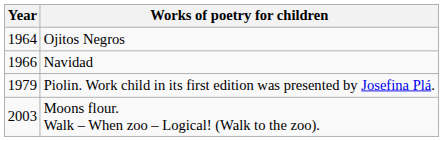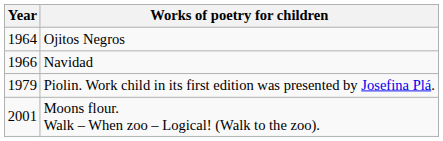(22, 116) 2003 -> (22, 116) 2001
